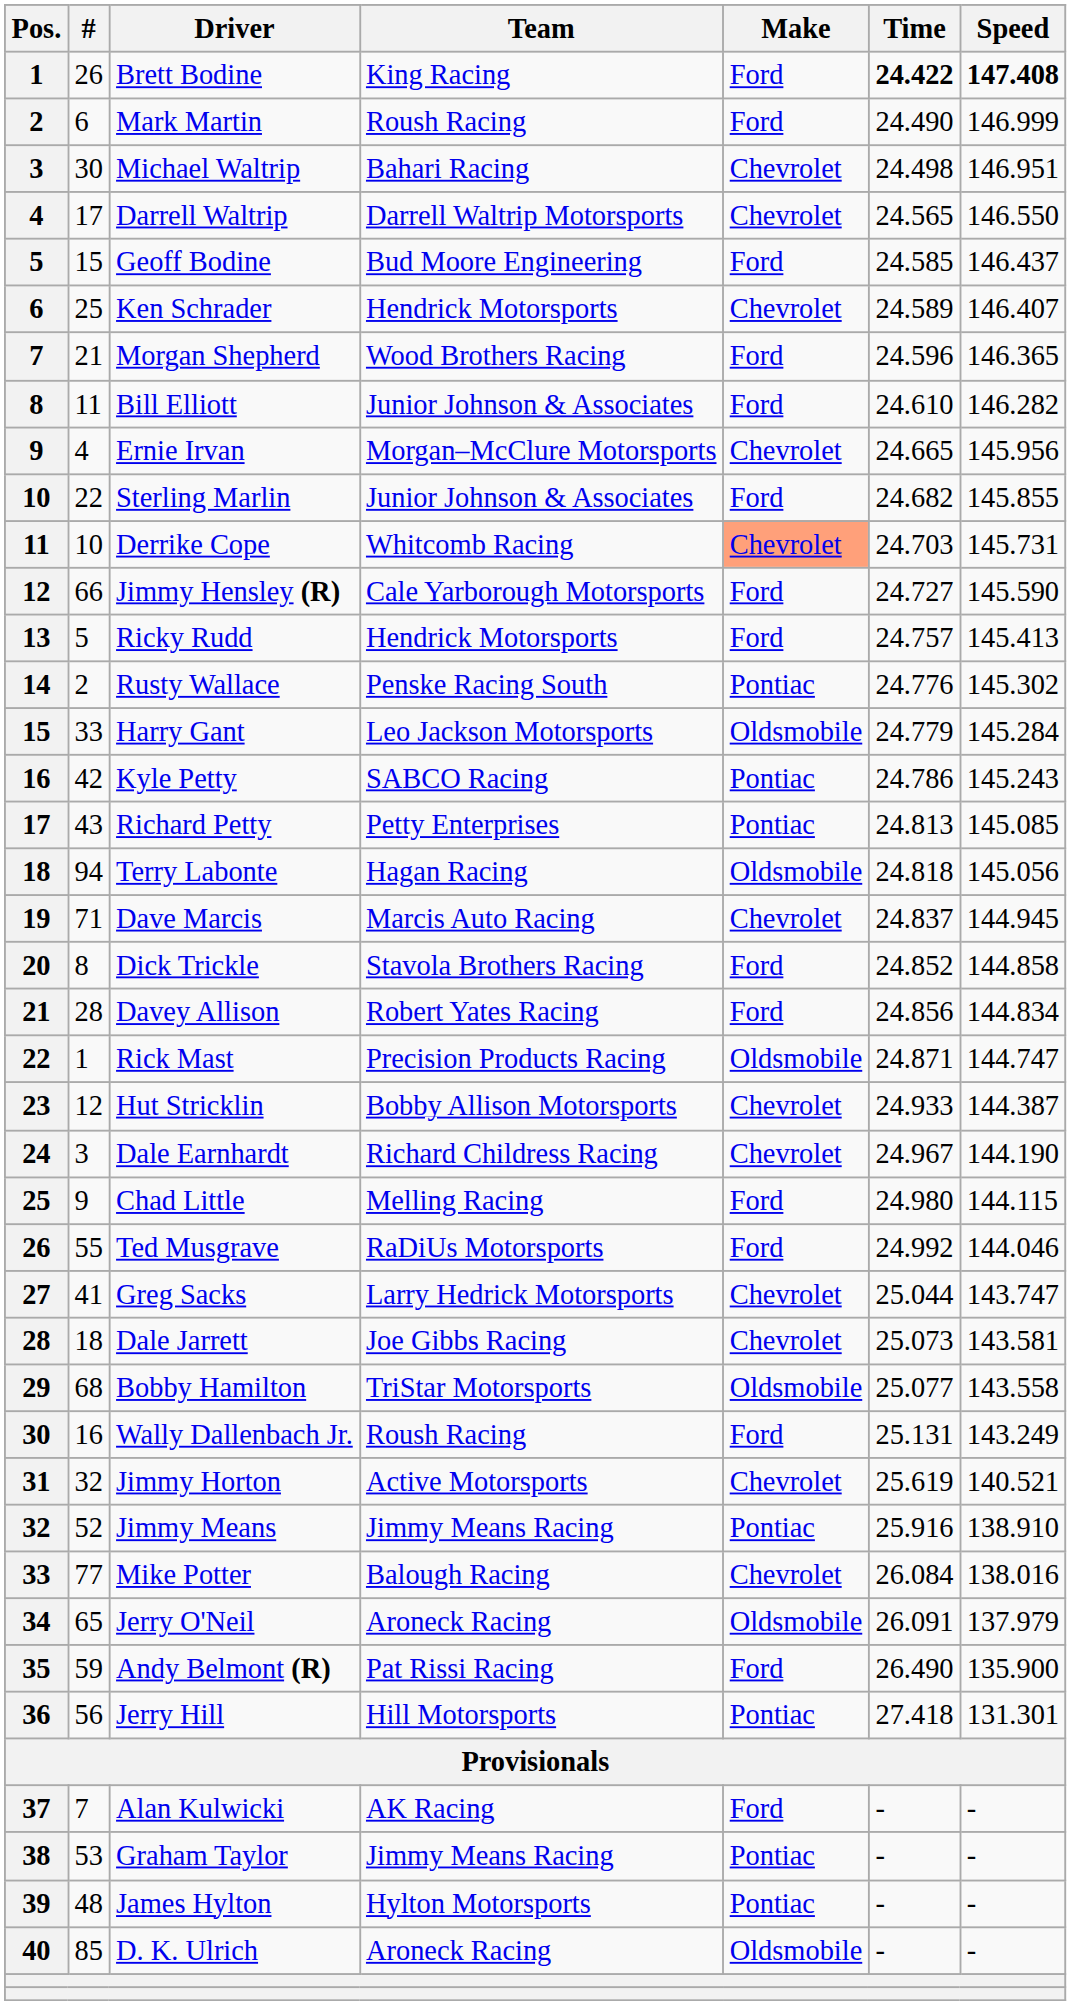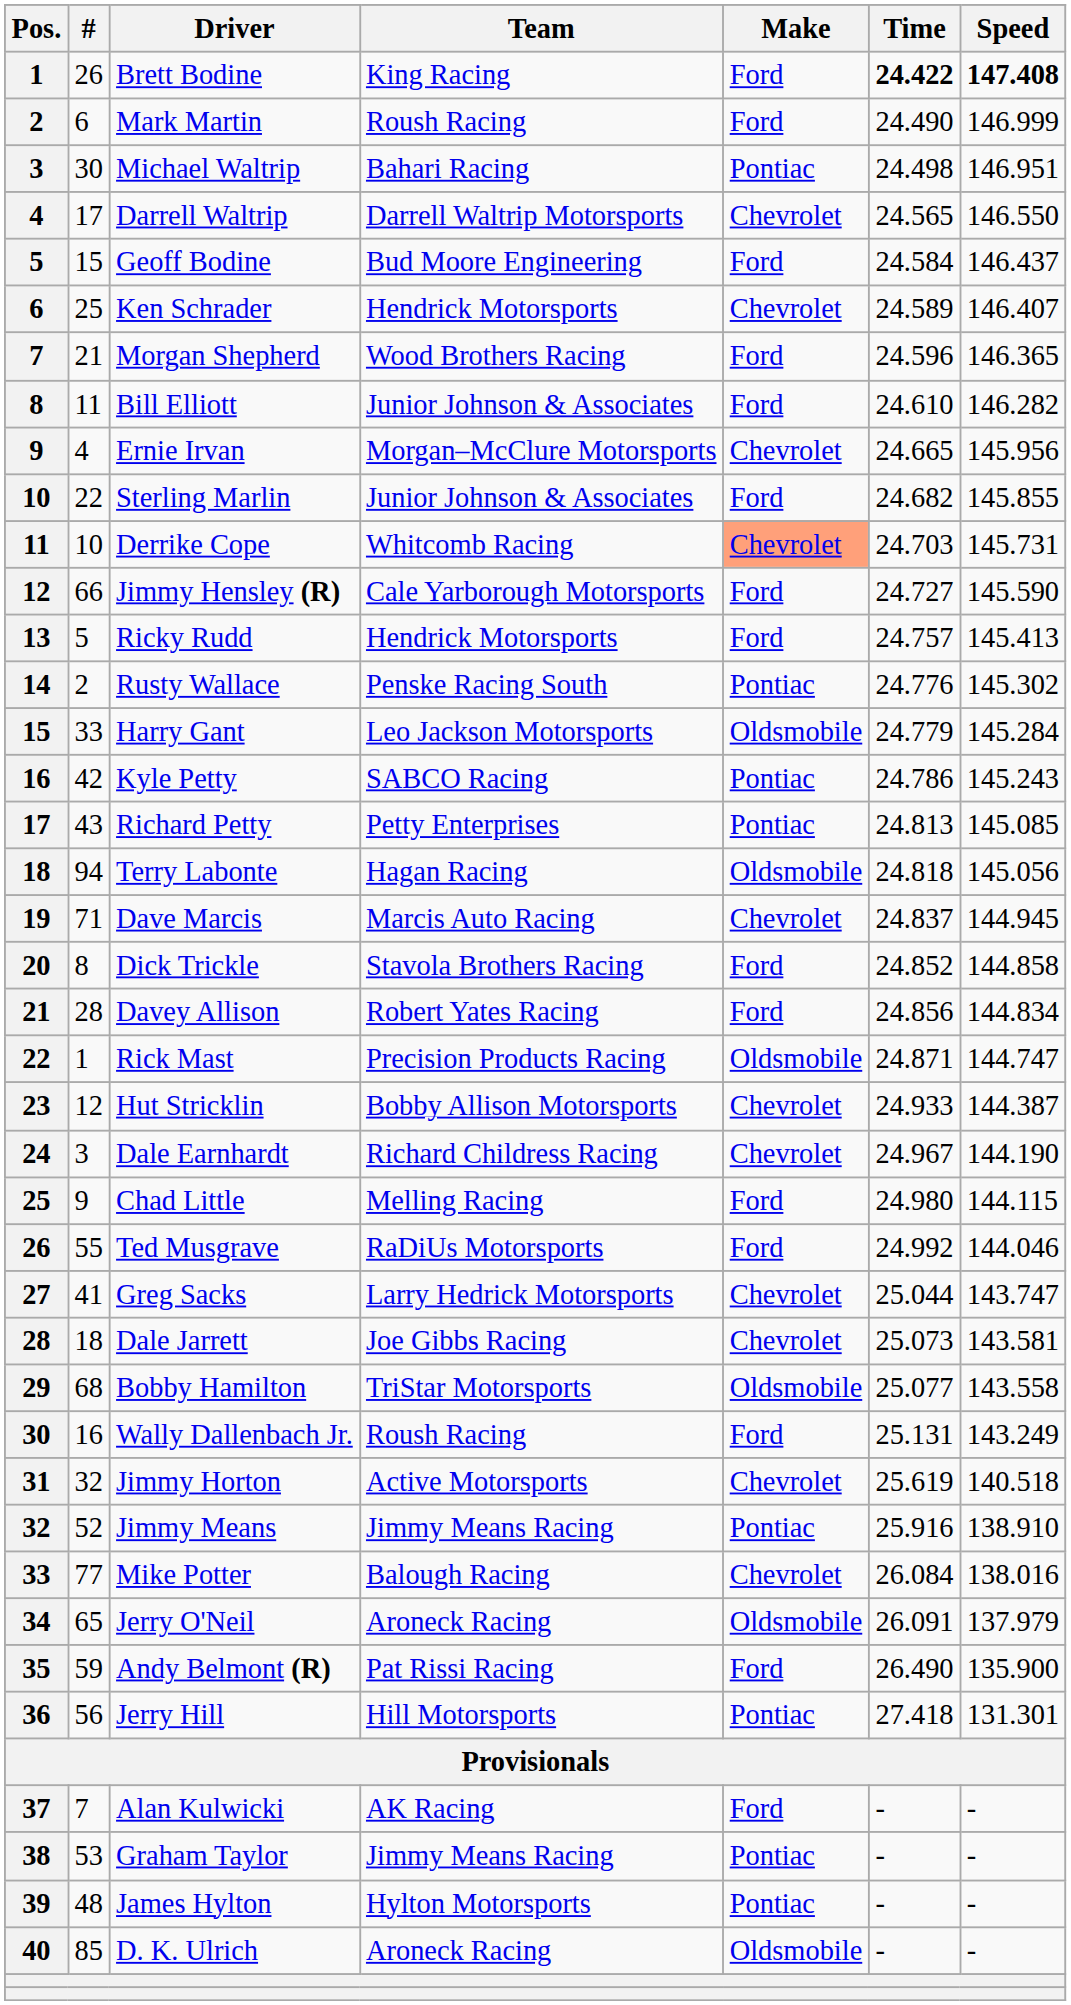(786, 168) Chevrolet -> (772, 168) Pontiac
(915, 262) 24.585 -> (915, 262) 24.584
(1013, 1480) 140.521 -> (1013, 1480) 140.518
